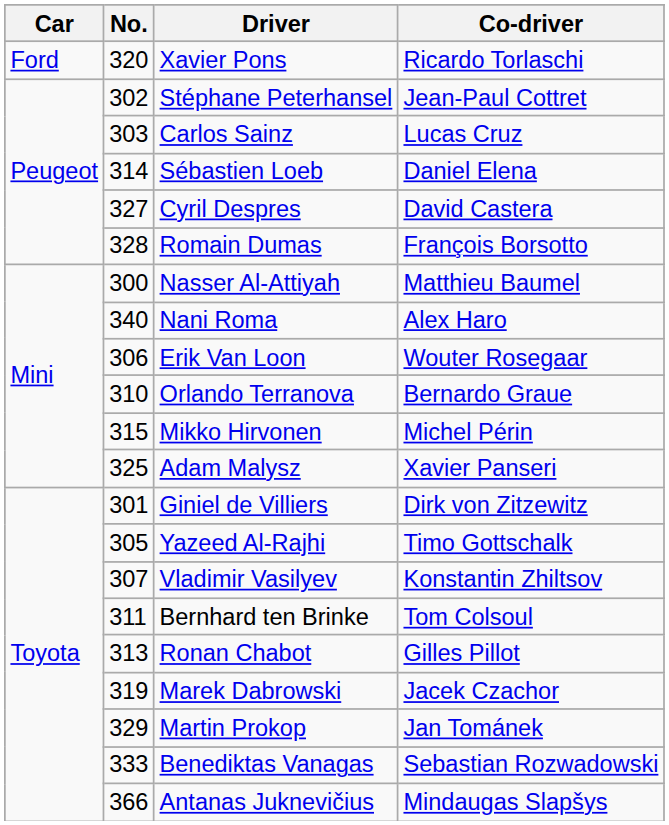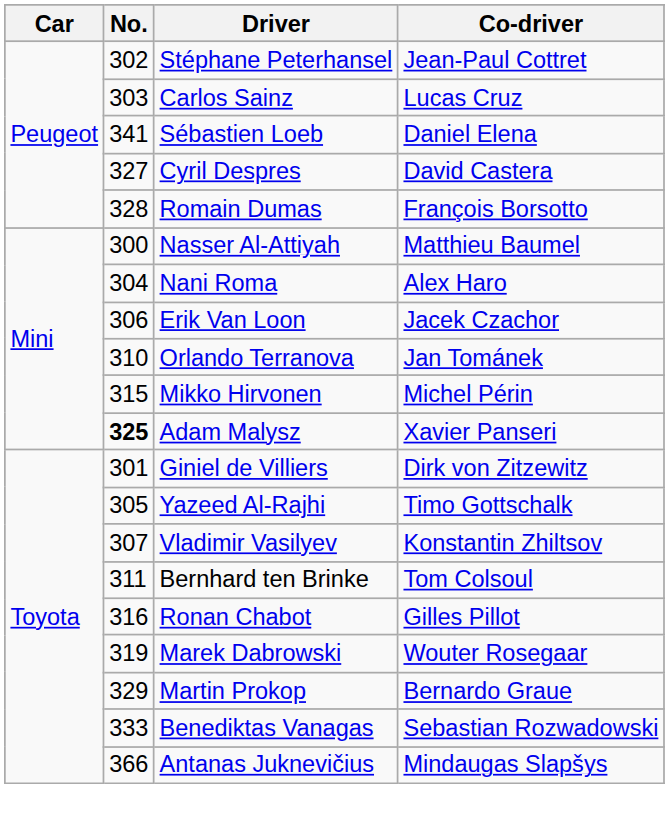- row: (223, 60)
(129, 171) 314 -> (129, 134) 341
(129, 320) 340 -> (129, 283) 304
(495, 357) Wouter Rosegaar -> (481, 320) Jacek Czachor
(488, 394) Bernardo Graue -> (473, 357) Jan Tománek
(129, 468) normal -> (129, 431) bold
(129, 653) 313 -> (129, 616) 316
(481, 691) Jacek Czachor -> (495, 653) Wouter Rosegaar
(473, 728) Jan Tománek -> (488, 691) Bernardo Graue
